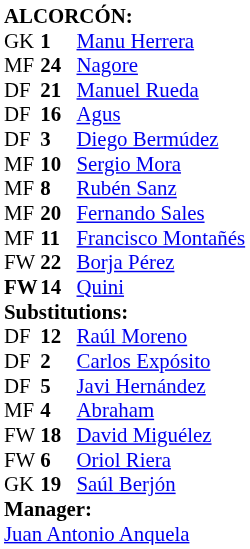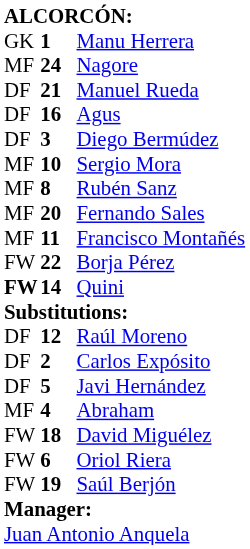(19, 484) GK -> (20, 484) FW
